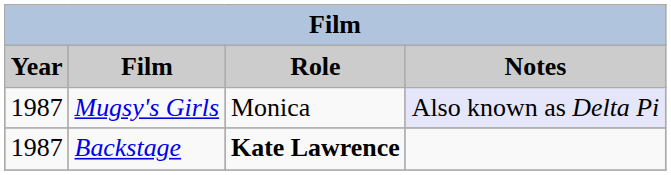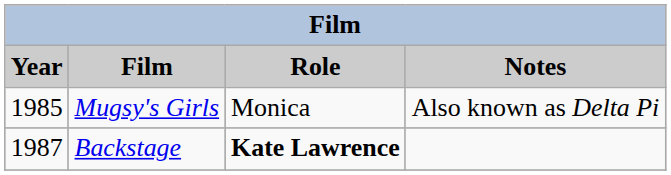(37, 107) 1987 -> (37, 107) 1985
(535, 107) lavender background -> (535, 107) no background
